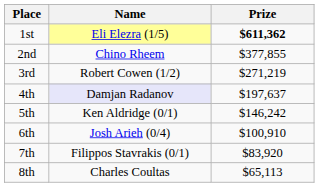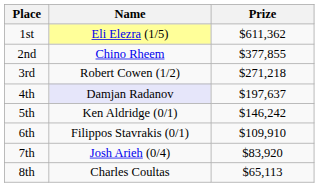(263, 34) bold -> (263, 34) normal
(263, 73) $271,219 -> (263, 73) $271,218
(130, 133) Josh Arieh (0/4) -> (130, 133) Filippos Stavrakis (0/1)
(263, 133) $100,910 -> (263, 133) $109,910
(130, 152) Filippos Stavrakis (0/1) -> (130, 152) Josh Arieh (0/4)
